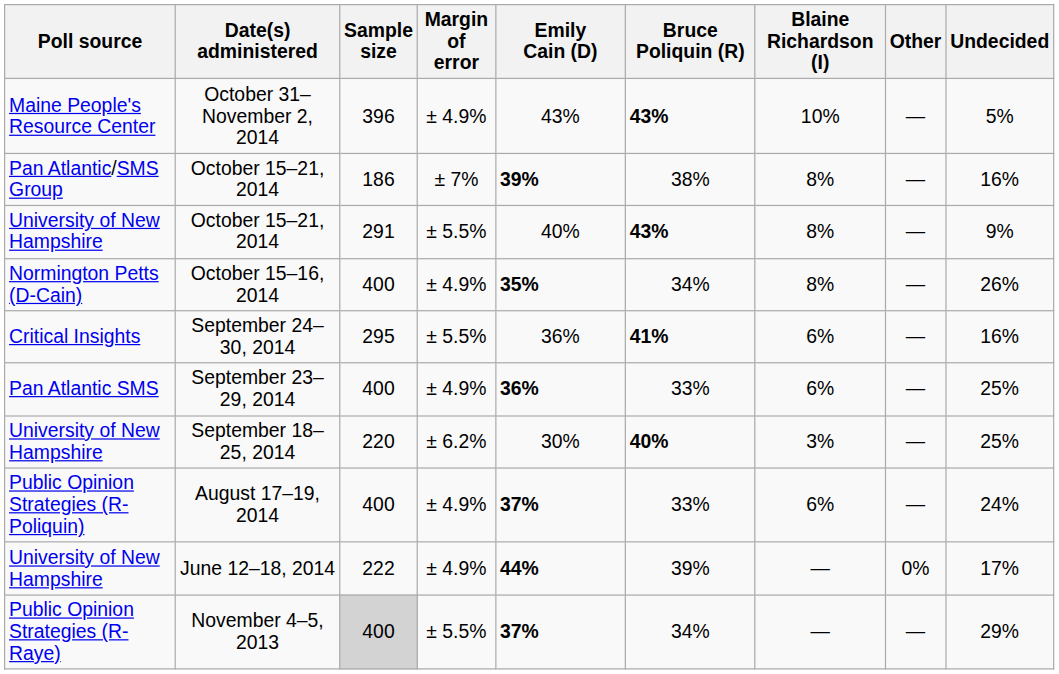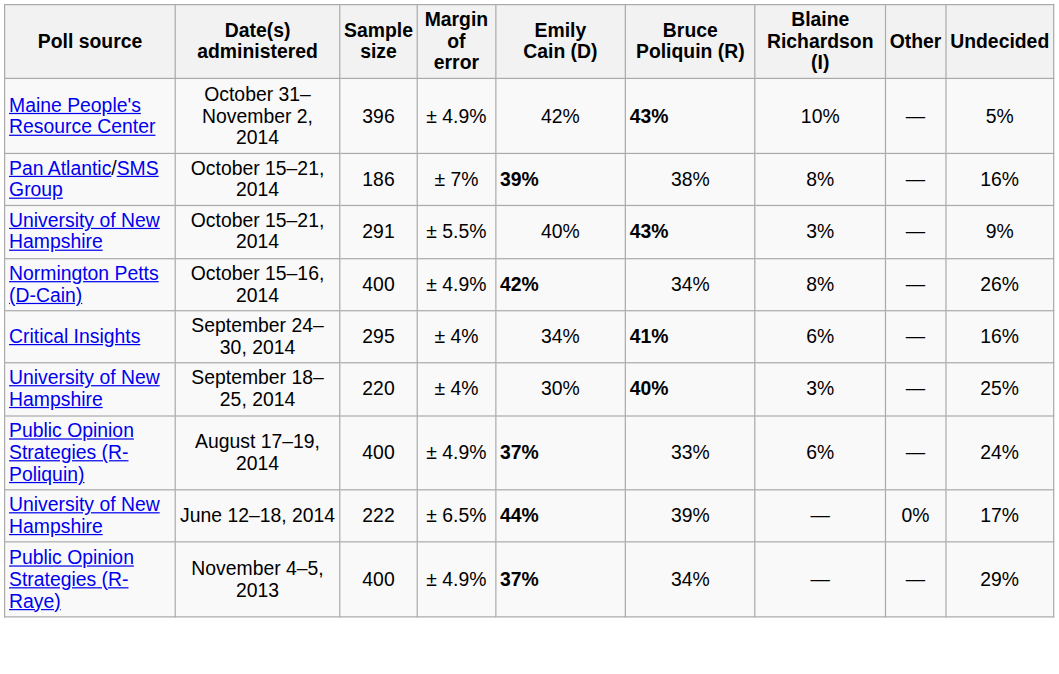(560, 115) 43% -> (560, 115) 42%
(820, 231) 8% -> (820, 231) 3%
(519, 284) 35% -> (519, 284) 42%
(456, 336) ± 5.5% -> (456, 336) ± 4%
(560, 336) 36% -> (560, 336) 34%
- row: (84, 389)
(456, 441) ± 6.2% -> (456, 389) ± 4%
(456, 568) ± 4.9% -> (456, 515) ± 6.5%
(379, 631) lightgrey background -> (379, 579) no background
(456, 631) ± 5.5% -> (456, 579) ± 4.9%
